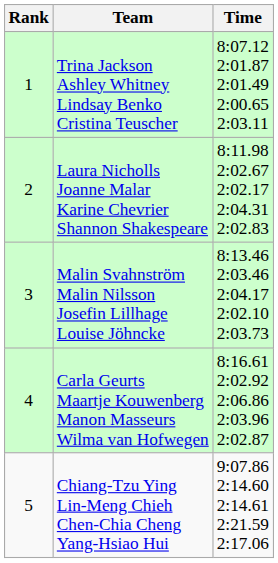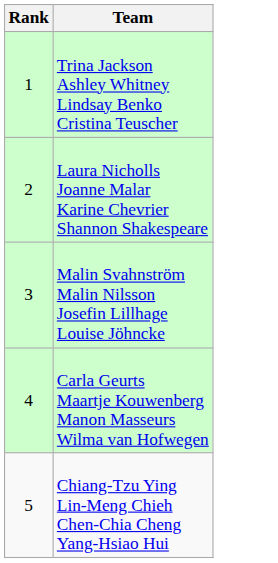- column: (243, 18)
